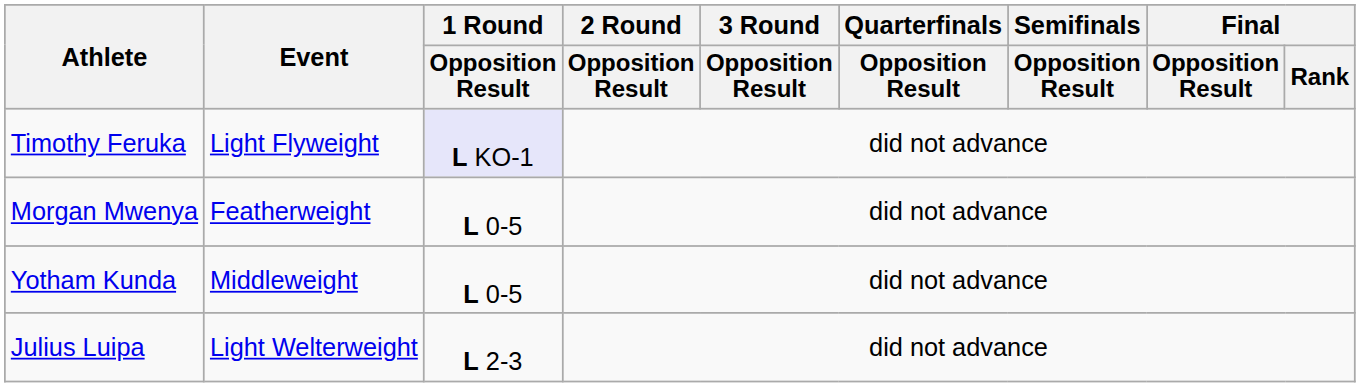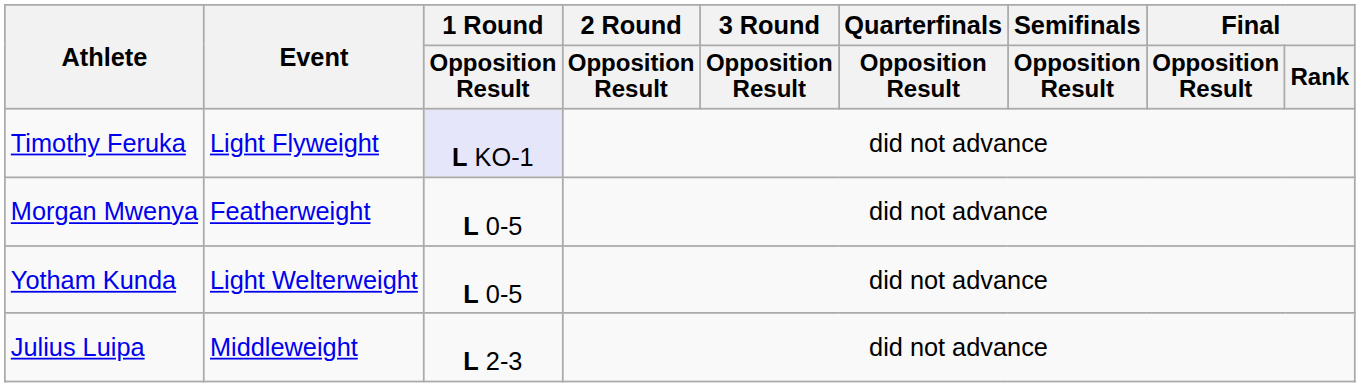(284, 280) Middleweight -> (314, 280) Light Welterweight
(314, 348) Light Welterweight -> (284, 348) Middleweight
